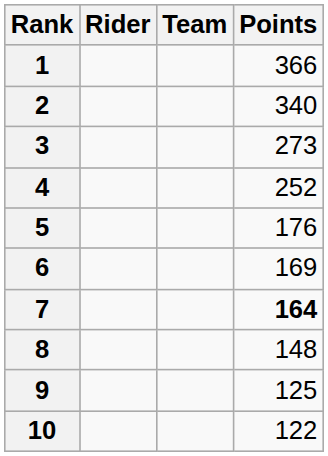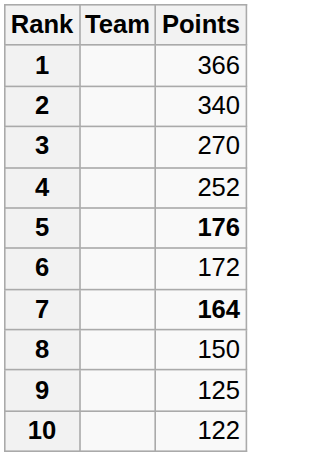- column: (118, 24)
(296, 146) 273 -> (219, 146) 270
(296, 227) normal -> (219, 227) bold
(296, 268) 169 -> (219, 268) 172
(296, 349) 148 -> (219, 349) 150
